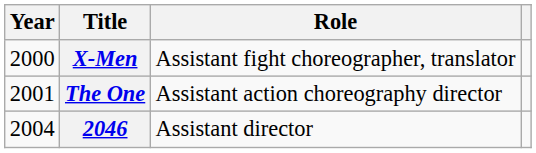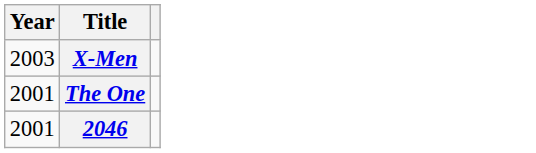- column: (336, 22)
(32, 57) 2000 -> (32, 57) 2003
(32, 128) 2004 -> (32, 128) 2001
